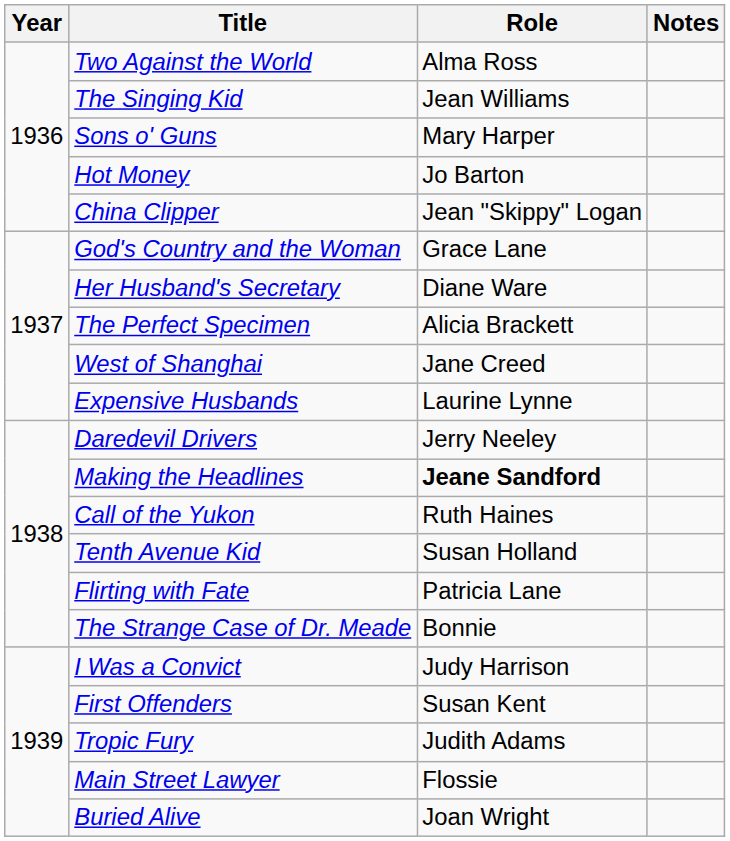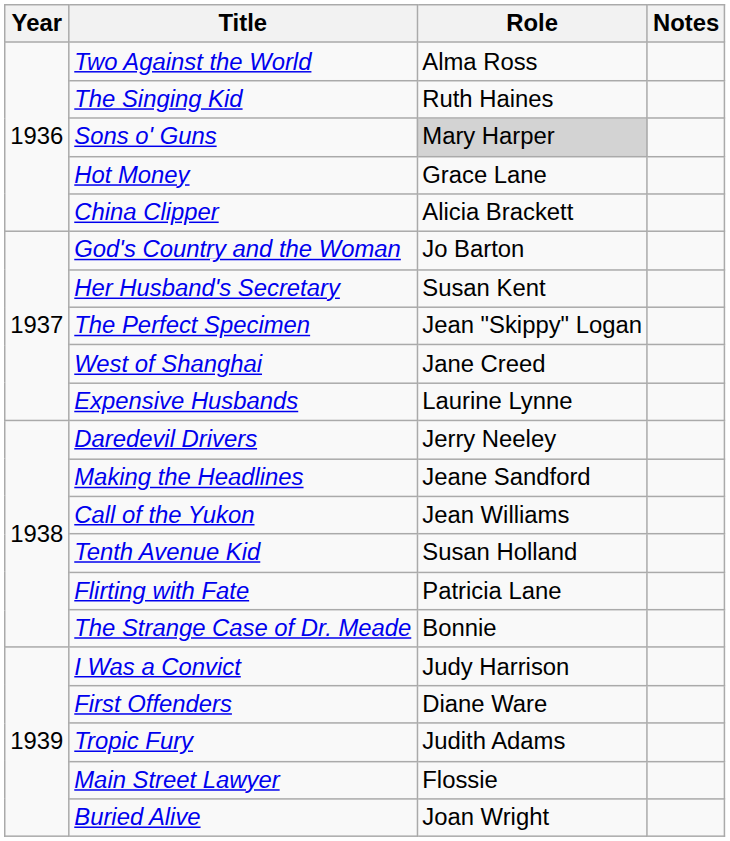(496, 99) Jean Williams -> (488, 99) Ruth Haines
(489, 136) no background -> (489, 136) lightgrey background
(473, 174) Jo Barton -> (485, 174) Grace Lane
(532, 212) Jean "Skippy" Logan -> (498, 212) Alicia Brackett
(485, 250) Grace Lane -> (473, 250) Jo Barton
(485, 288) Diane Ware -> (484, 288) Susan Kent
(498, 325) Alicia Brackett -> (532, 325) Jean "Skippy" Logan
(512, 477) bold -> (506, 477) normal
(488, 514) Ruth Haines -> (496, 514) Jean Williams
(484, 703) Susan Kent -> (485, 703) Diane Ware
